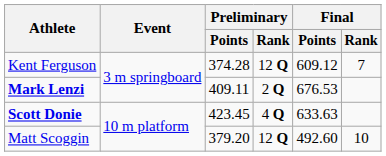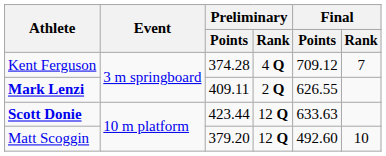(273, 65) 12 Q -> (273, 65) 4 Q
(317, 65) 609.12 -> (317, 65) 709.12
(317, 90) 676.53 -> (317, 90) 626.55
(229, 114) 423.45 -> (229, 114) 423.44
(273, 114) 4 Q -> (273, 114) 12 Q
